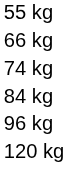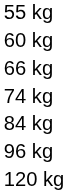+ row: (28, 40)
